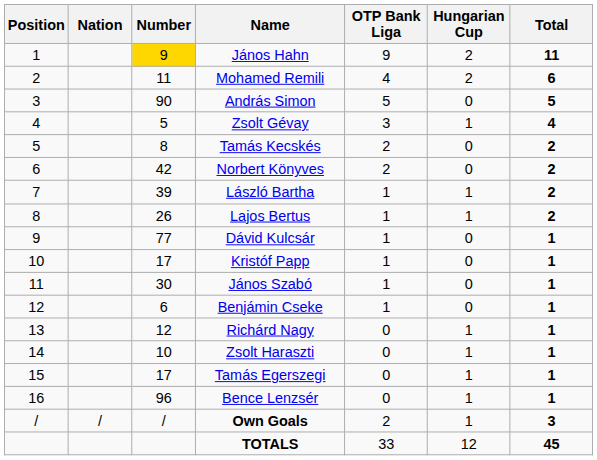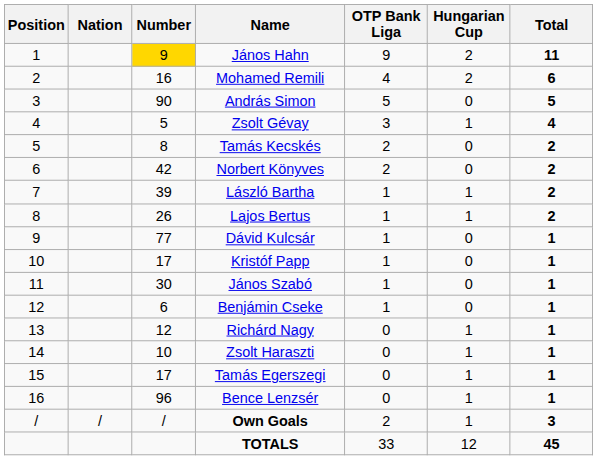(164, 78) 11 -> (164, 78) 16
